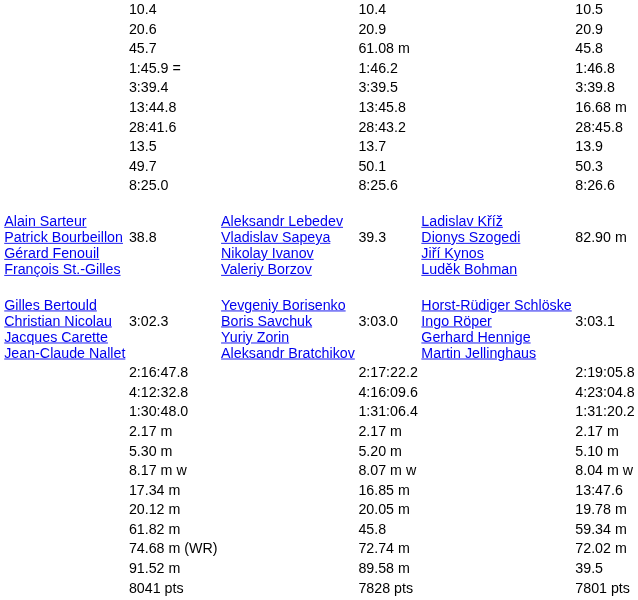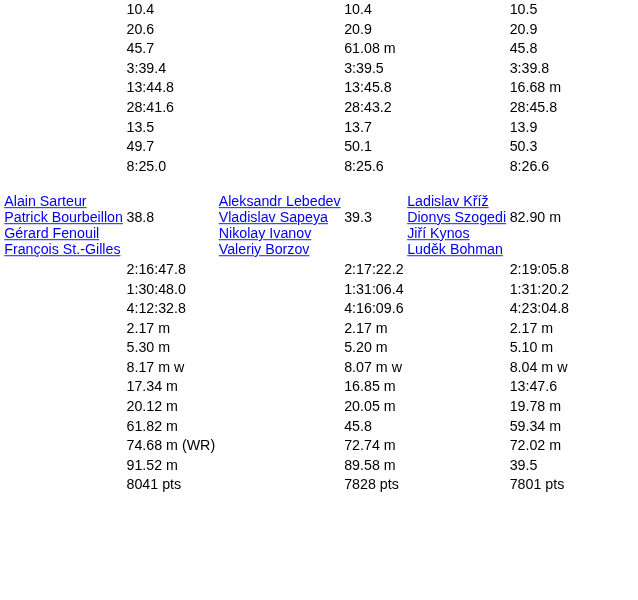- row: (155, 68)
- row: (149, 321)
rows swapped: (159, 412) <-> (159, 392)
